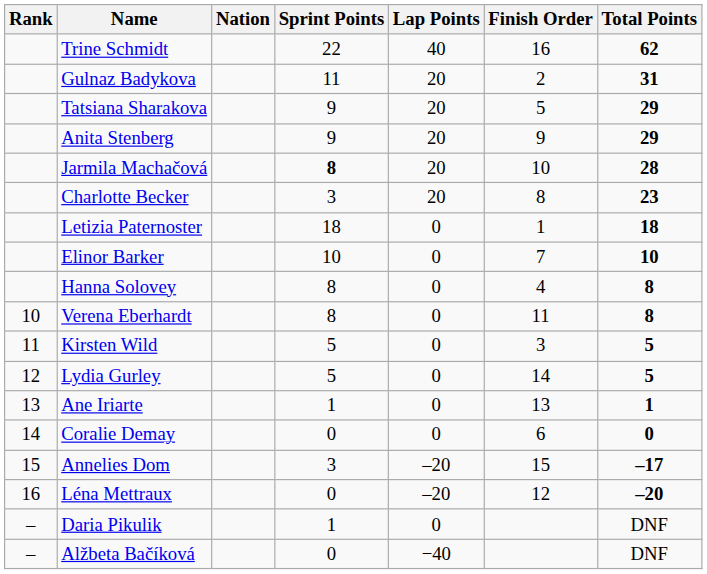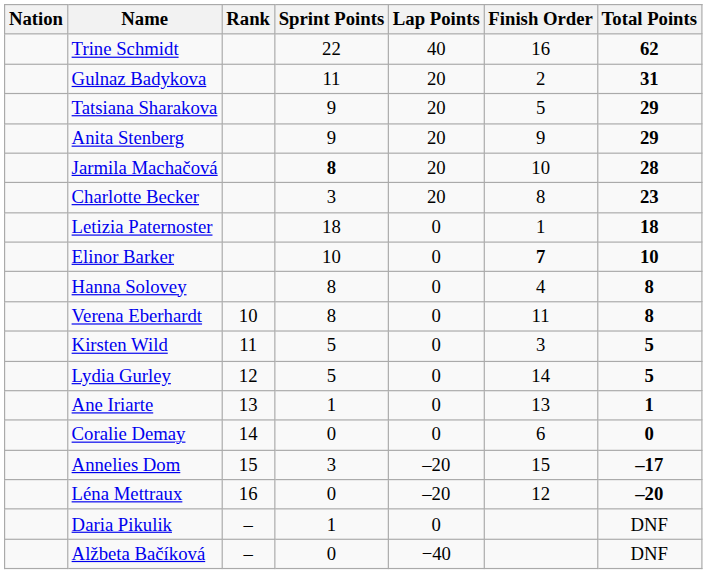columns swapped: (31, 19) <-> (243, 19)
(541, 256) normal -> (541, 256) bold
